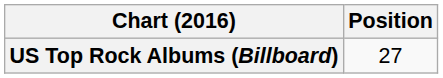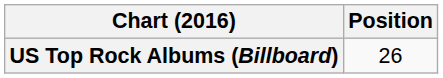(391, 55) 27 -> (391, 55) 26
